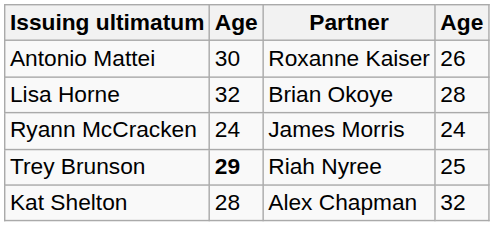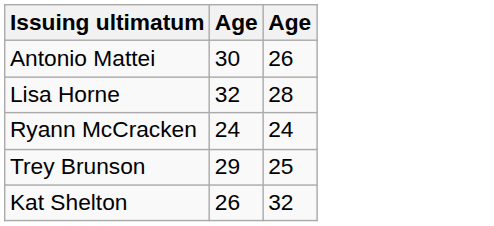- column: (349, 22)
(227, 166) bold -> (227, 166) normal
(227, 202) 28 -> (227, 202) 26
